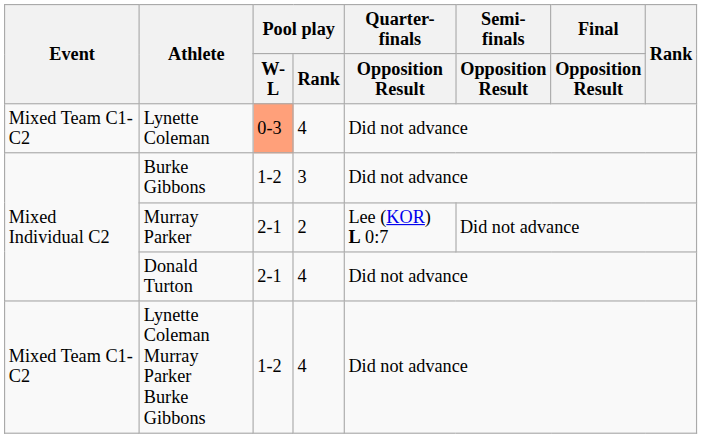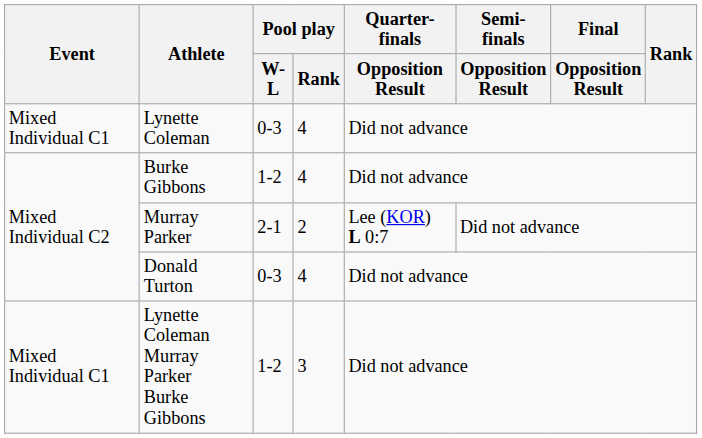(71, 128) Mixed Team C1-C2 -> (59, 128) Mixed Individual C1
(269, 128) lightsalmon background -> (269, 128) no background
(302, 177) 3 -> (302, 177) 4
(269, 276) 2-1 -> (269, 276) 0-3
(71, 366) Mixed Team C1-C2 -> (59, 366) Mixed Individual C1
(302, 366) 4 -> (302, 366) 3
